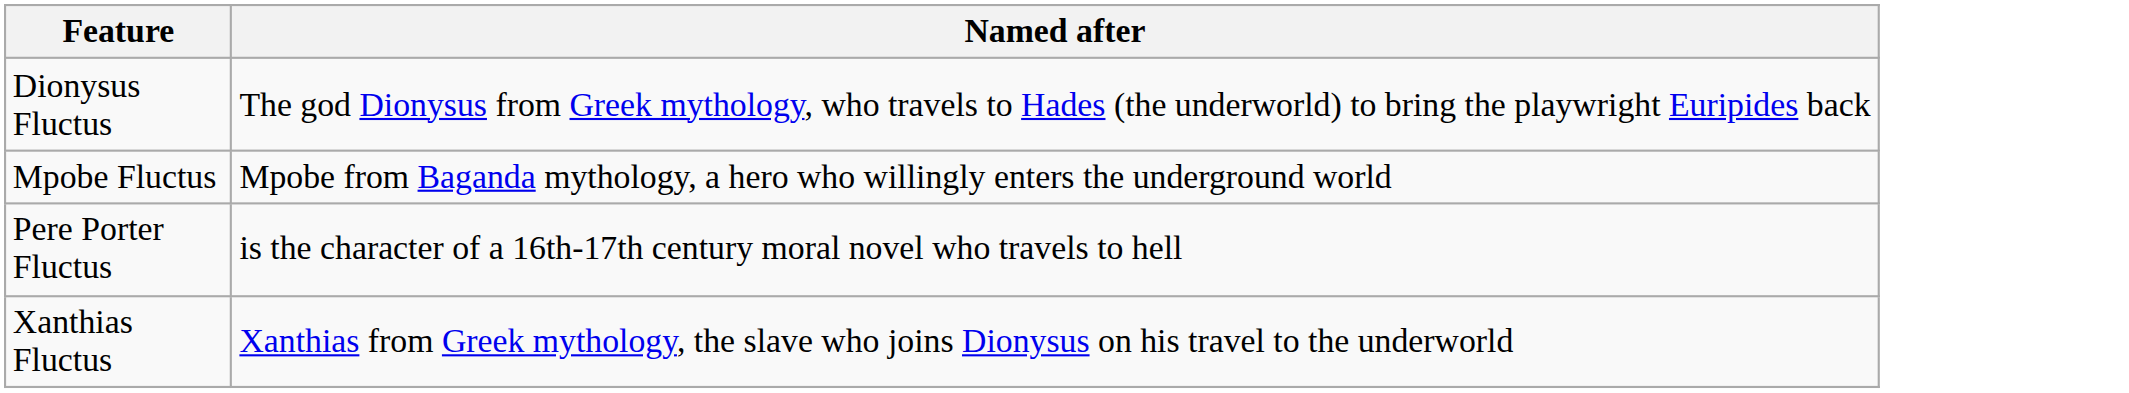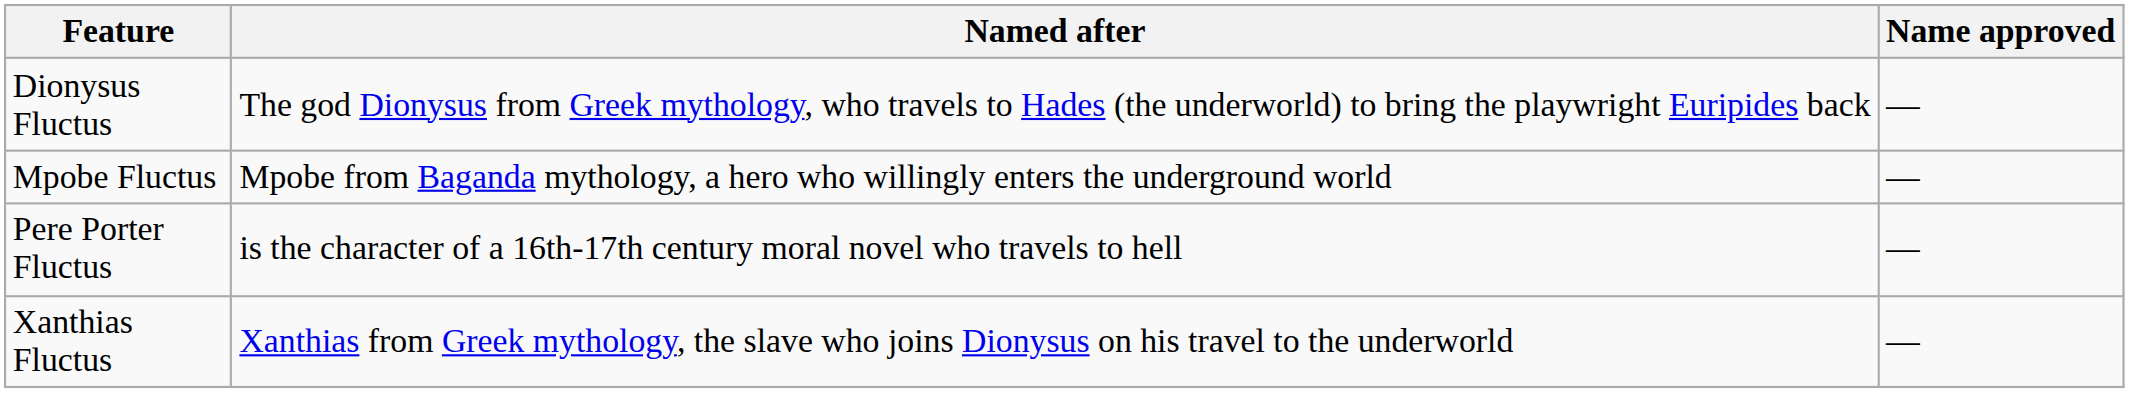+ column: (2001, 31)
